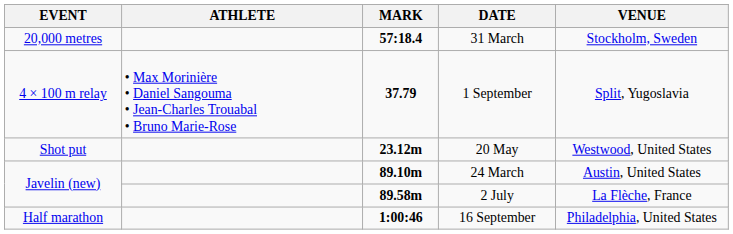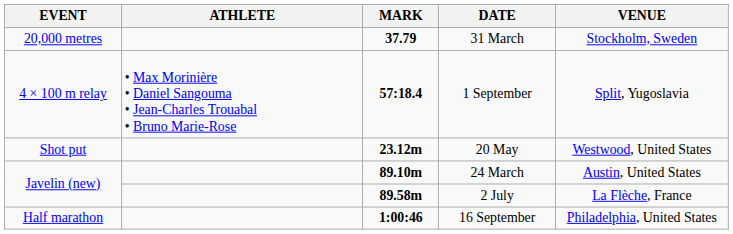(401, 39) 57:18.4 -> (401, 39) 37.79
(401, 94) 37.79 -> (401, 94) 57:18.4
